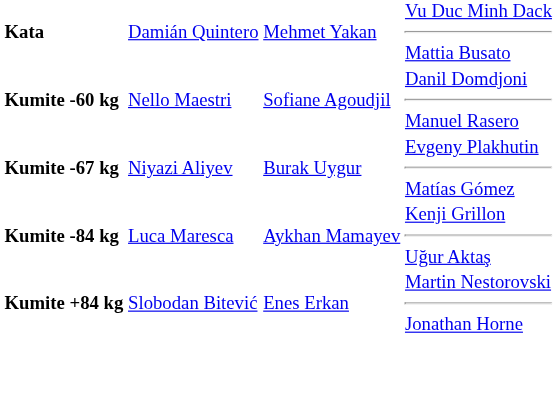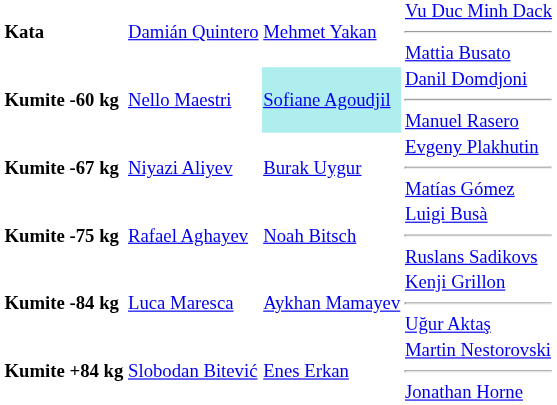(327, 99) no background -> (327, 99) paleturquoise background
+ row: (62, 235)
